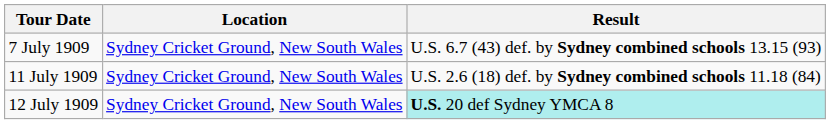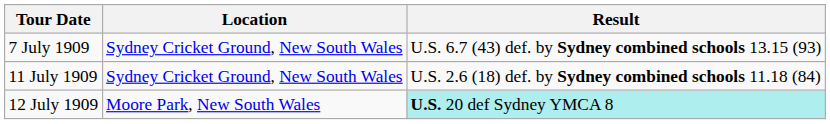(254, 104) Sydney Cricket Ground, New South Wales -> (213, 104) Moore Park, New South Wales
